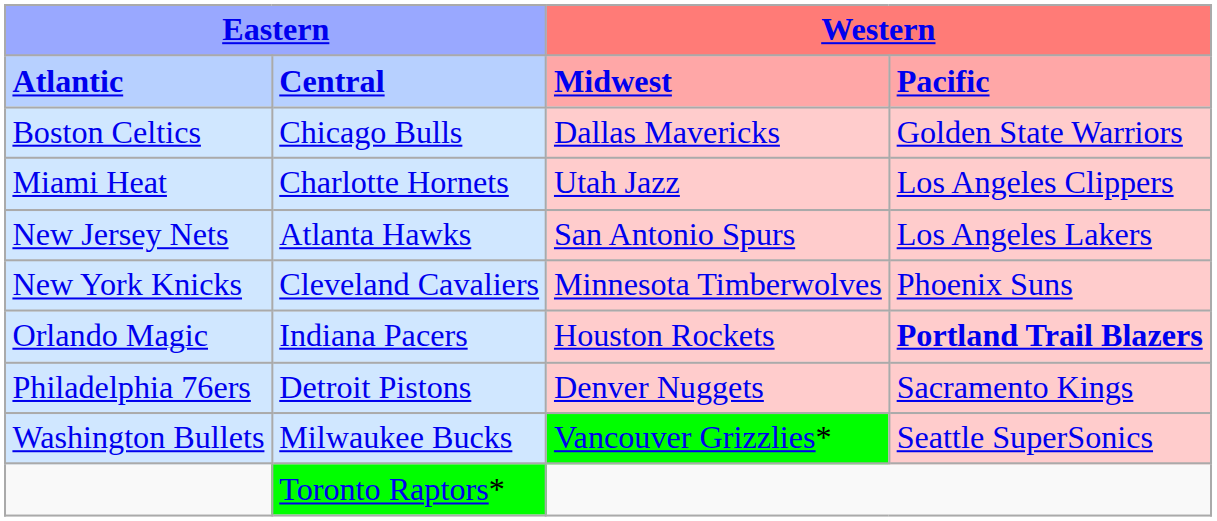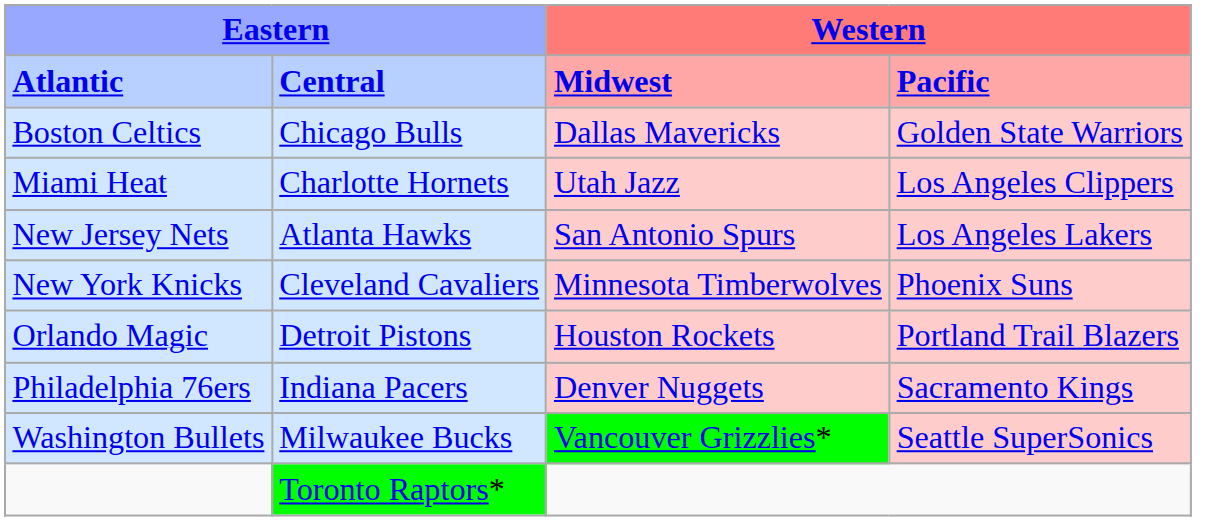(373, 336) Indiana Pacers -> (375, 336) Detroit Pistons
(1050, 336) bold -> (1038, 336) normal
(375, 387) Detroit Pistons -> (373, 387) Indiana Pacers
